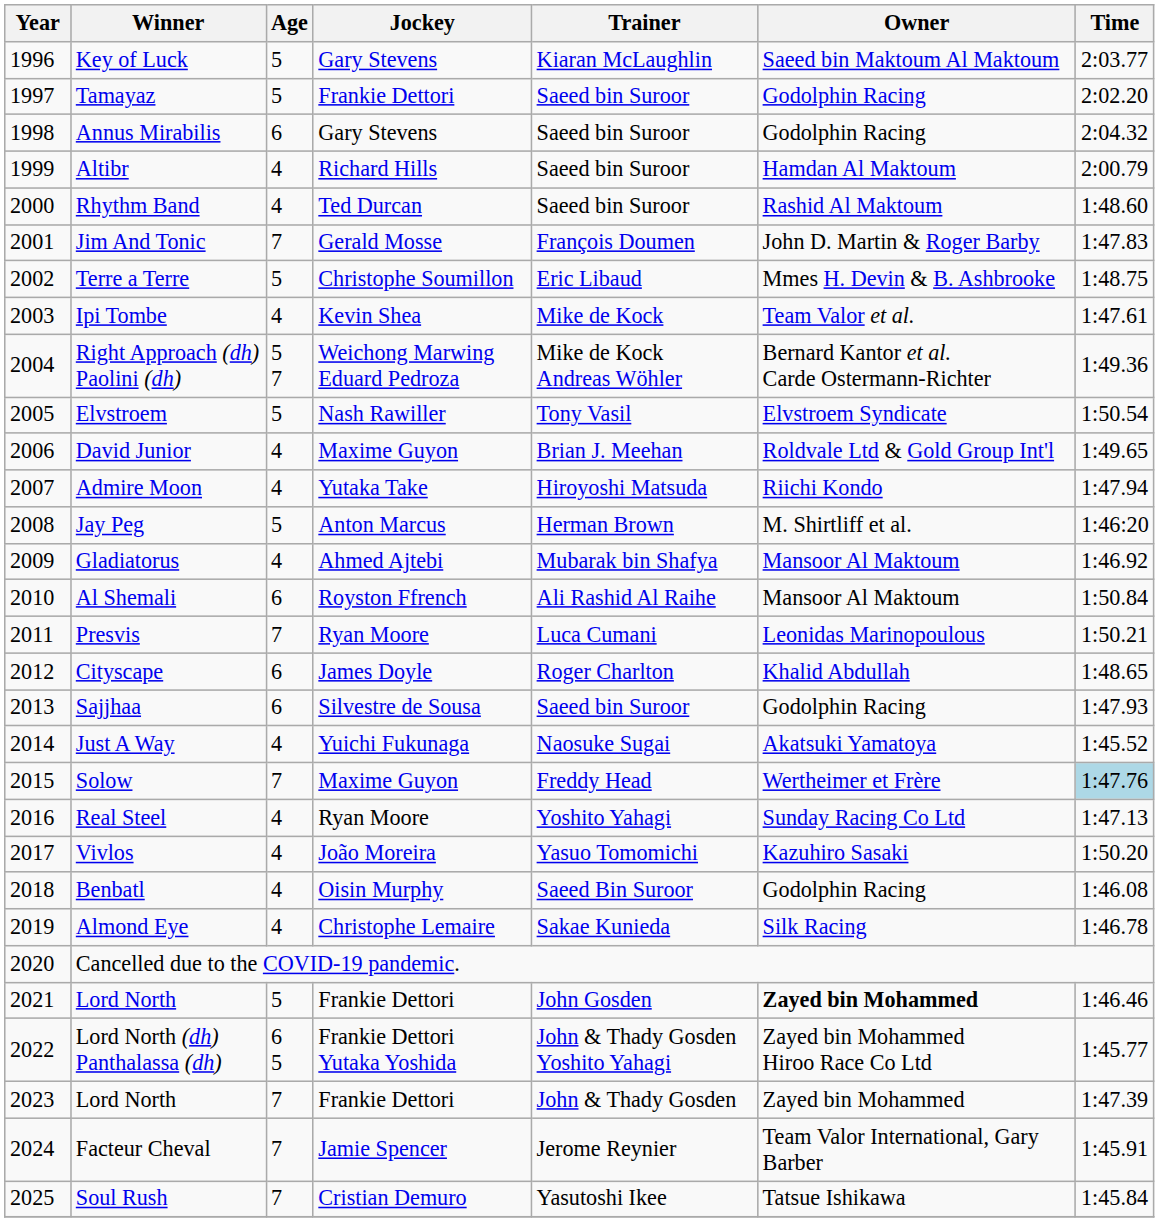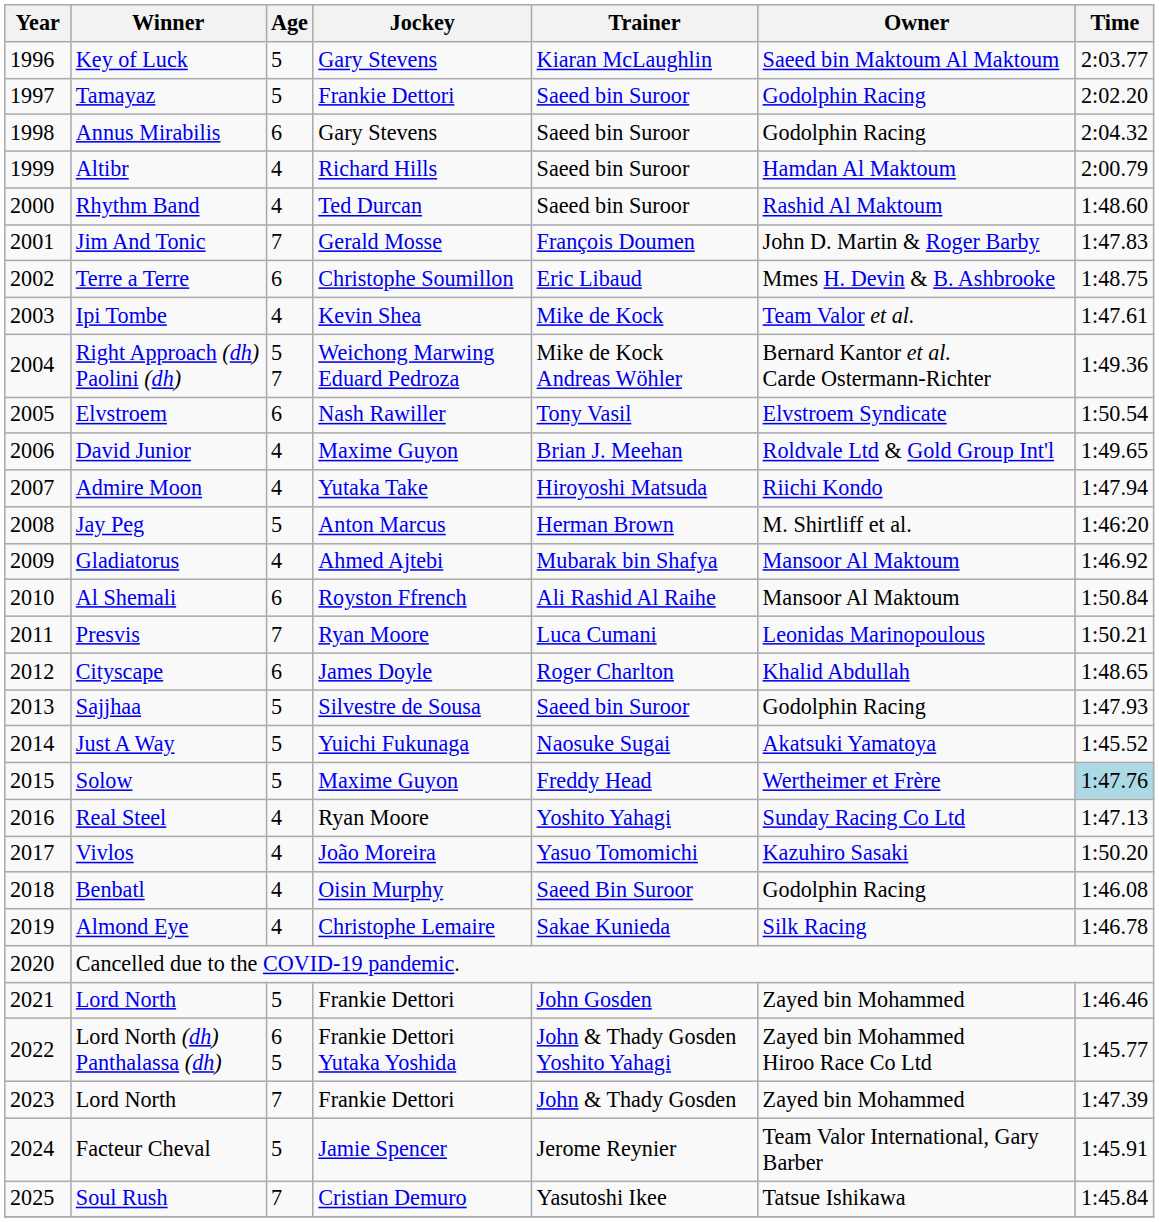(277, 279) 5 -> (277, 279) 6
(277, 415) 5 -> (277, 415) 6
(277, 707) 6 -> (277, 707) 5
(277, 744) 4 -> (277, 744) 5
(277, 780) 7 -> (277, 780) 5
(870, 1000) bold -> (864, 1000) normal
(277, 1149) 7 -> (277, 1149) 5
